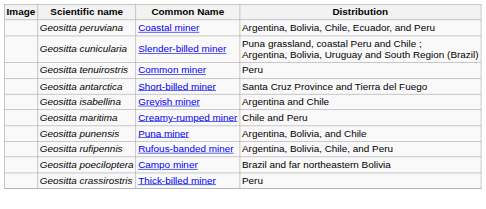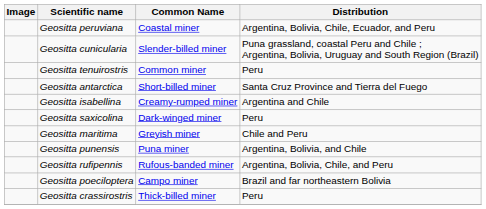(169, 102) Greyish miner -> (188, 102) Creamy-rumped miner
+ row: (81, 117)
(188, 117) Creamy-rumped miner -> (169, 133) Greyish miner
